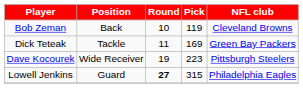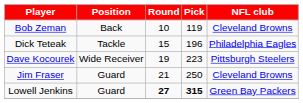(164, 43) 11 -> (164, 43) 15
(194, 43) 169 -> (194, 43) 196
(253, 43) Green Bay Packers -> (253, 43) Philadelphia Eagles
+ row: (41, 75)
(194, 75) normal -> (194, 91) bold
(253, 75) Philadelphia Eagles -> (253, 91) Green Bay Packers
